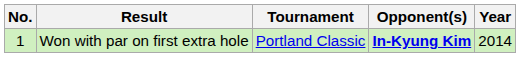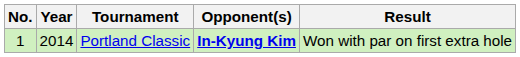columns swapped: (495, 17) <-> (144, 17)
